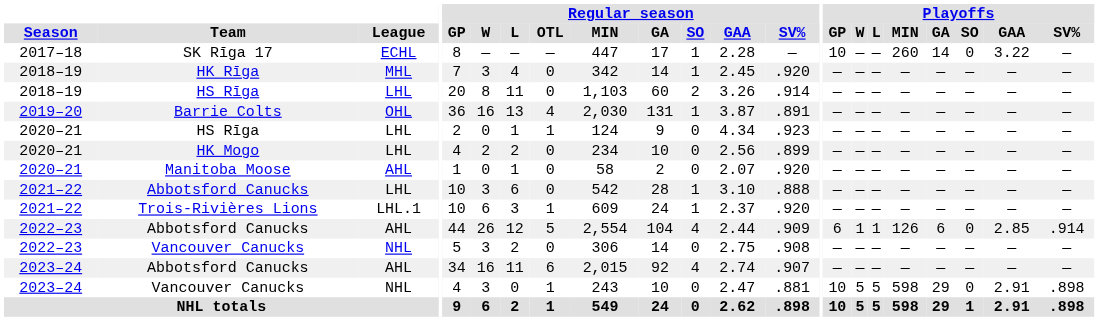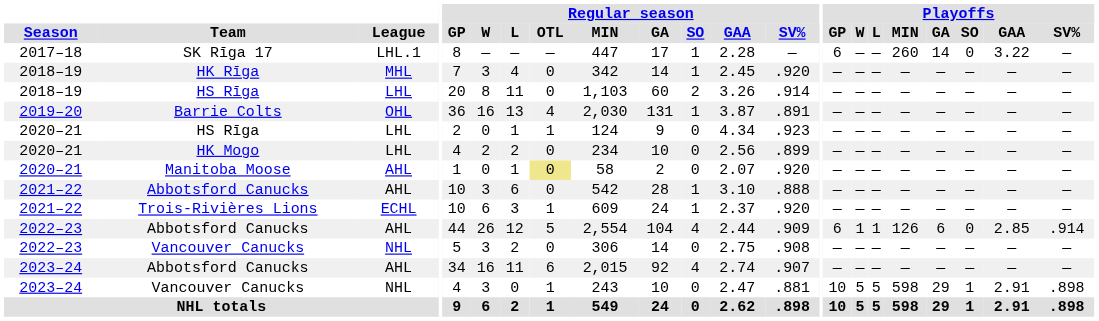(399, 53) ECHL -> (399, 53) LHL.1
(837, 53) 10 -> (837, 53) 6
(550, 170) no background -> (550, 170) khaki background
(399, 190) LHL -> (399, 190) AHL
(399, 209) LHL.1 -> (399, 209) ECHL
(970, 287) 0 -> (970, 287) 1
